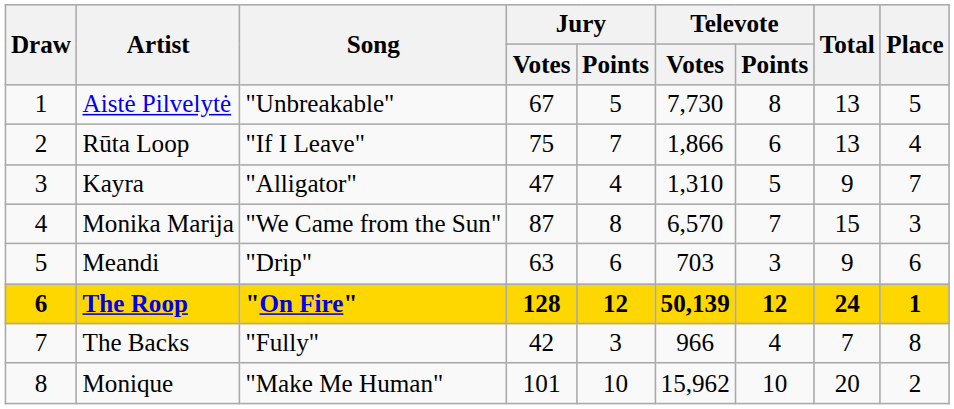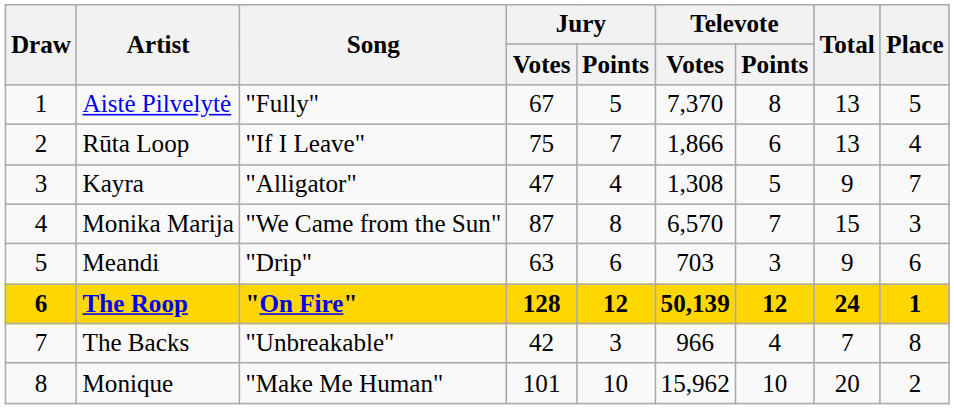(320, 104) "Unbreakable" -> (282, 104) "Fully"
(695, 104) 7,730 -> (695, 104) 7,370
(695, 183) 1,310 -> (695, 183) 1,308
(282, 343) "Fully" -> (320, 343) "Unbreakable"
